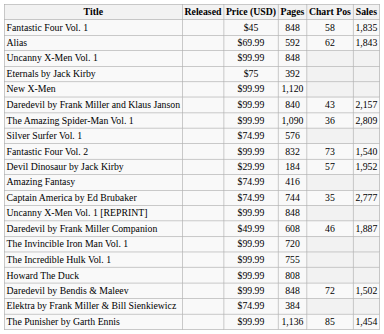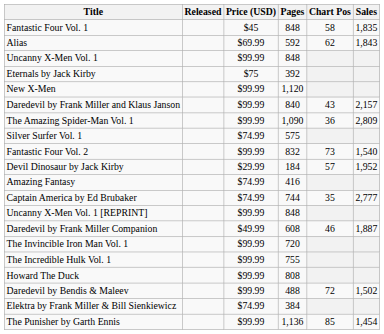(292, 136) 576 -> (292, 136) 575
(292, 290) 848 -> (292, 290) 488
